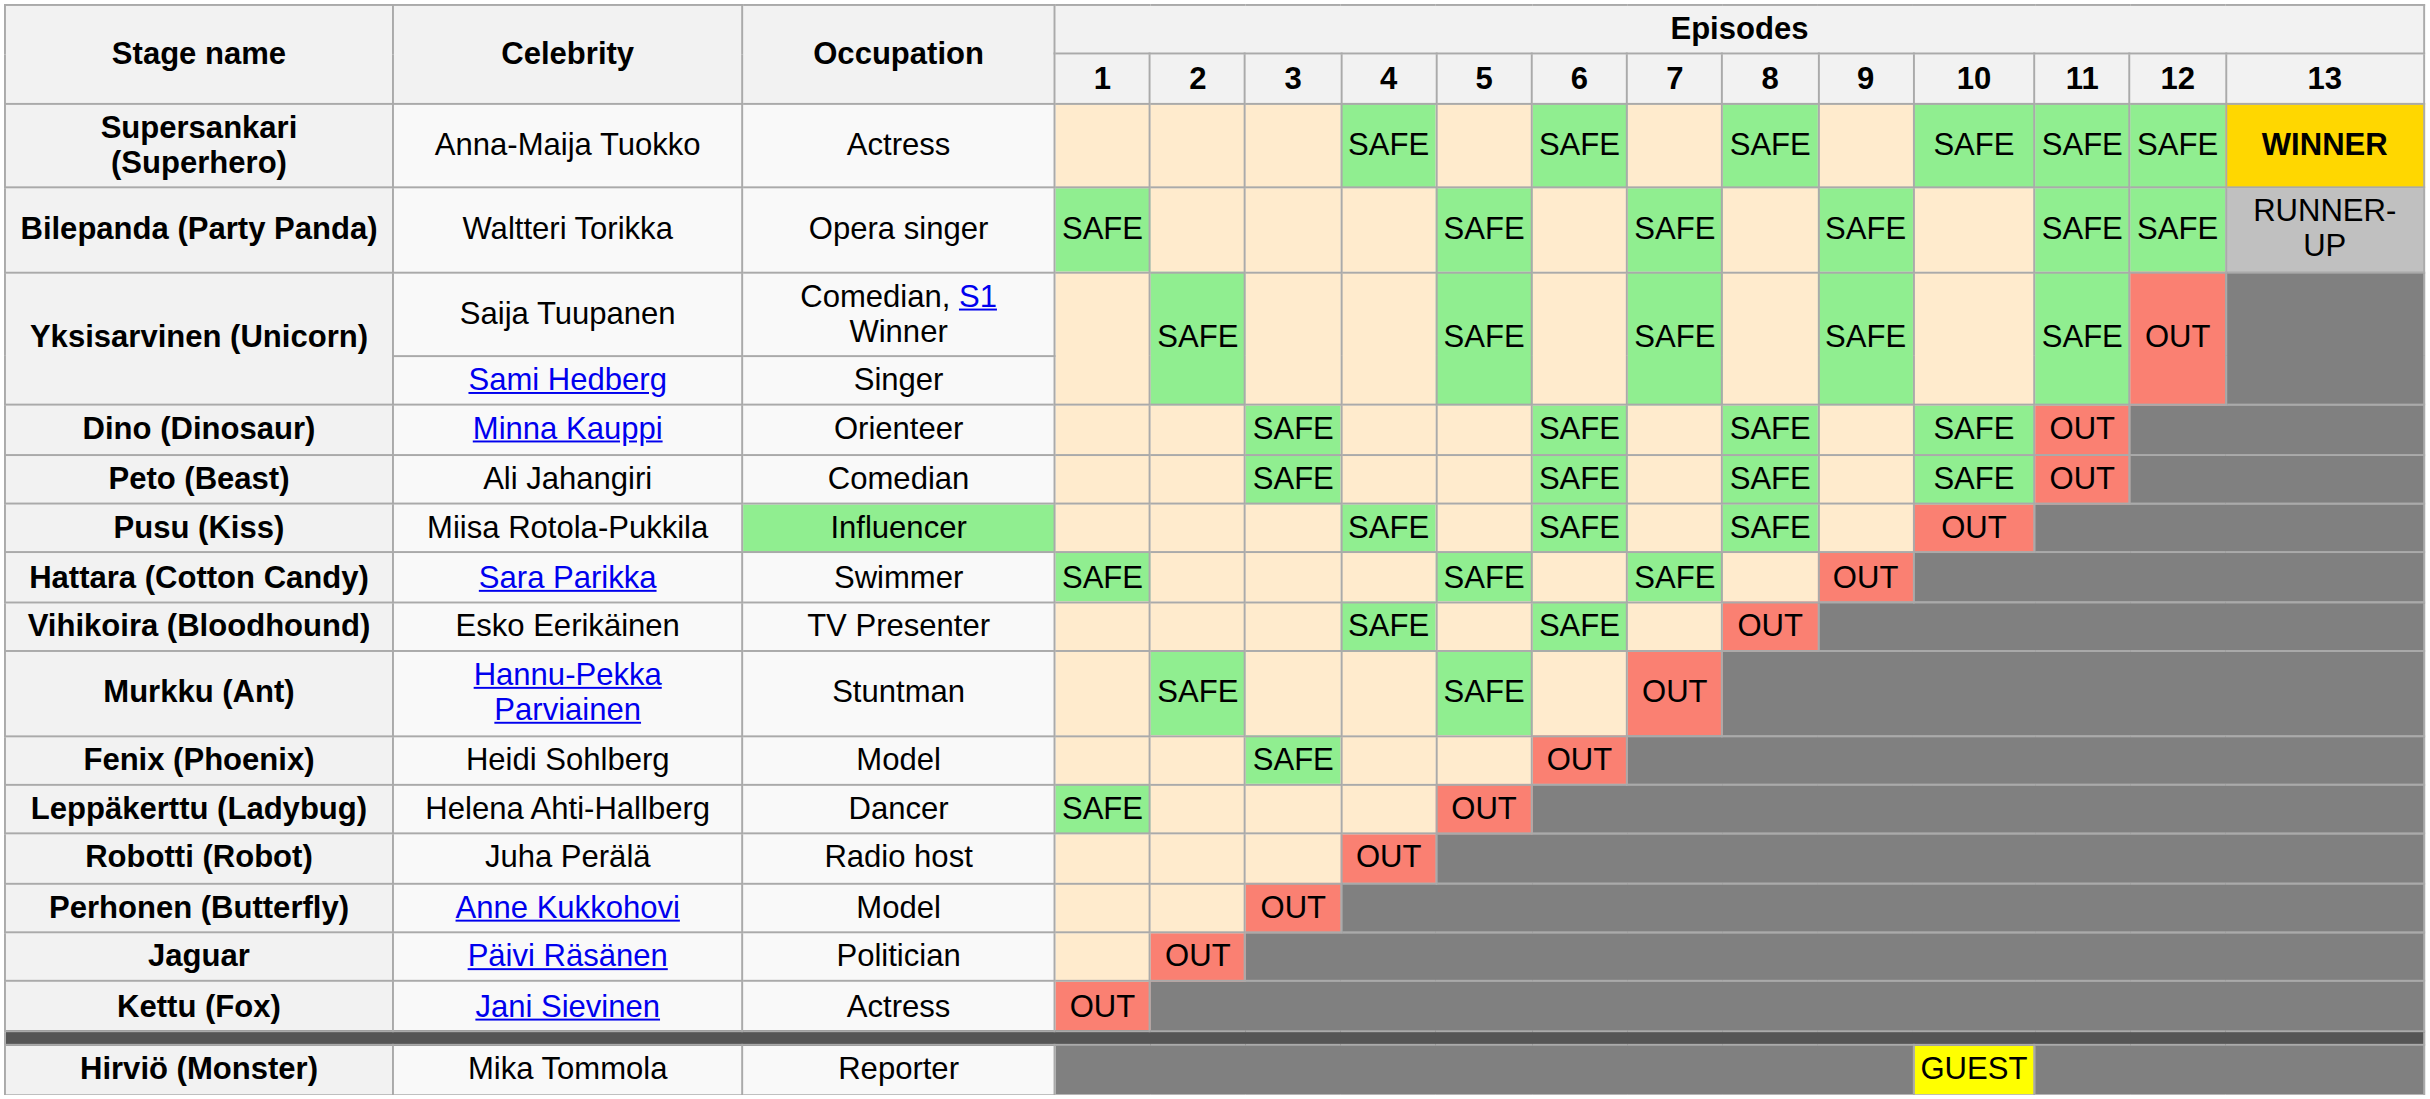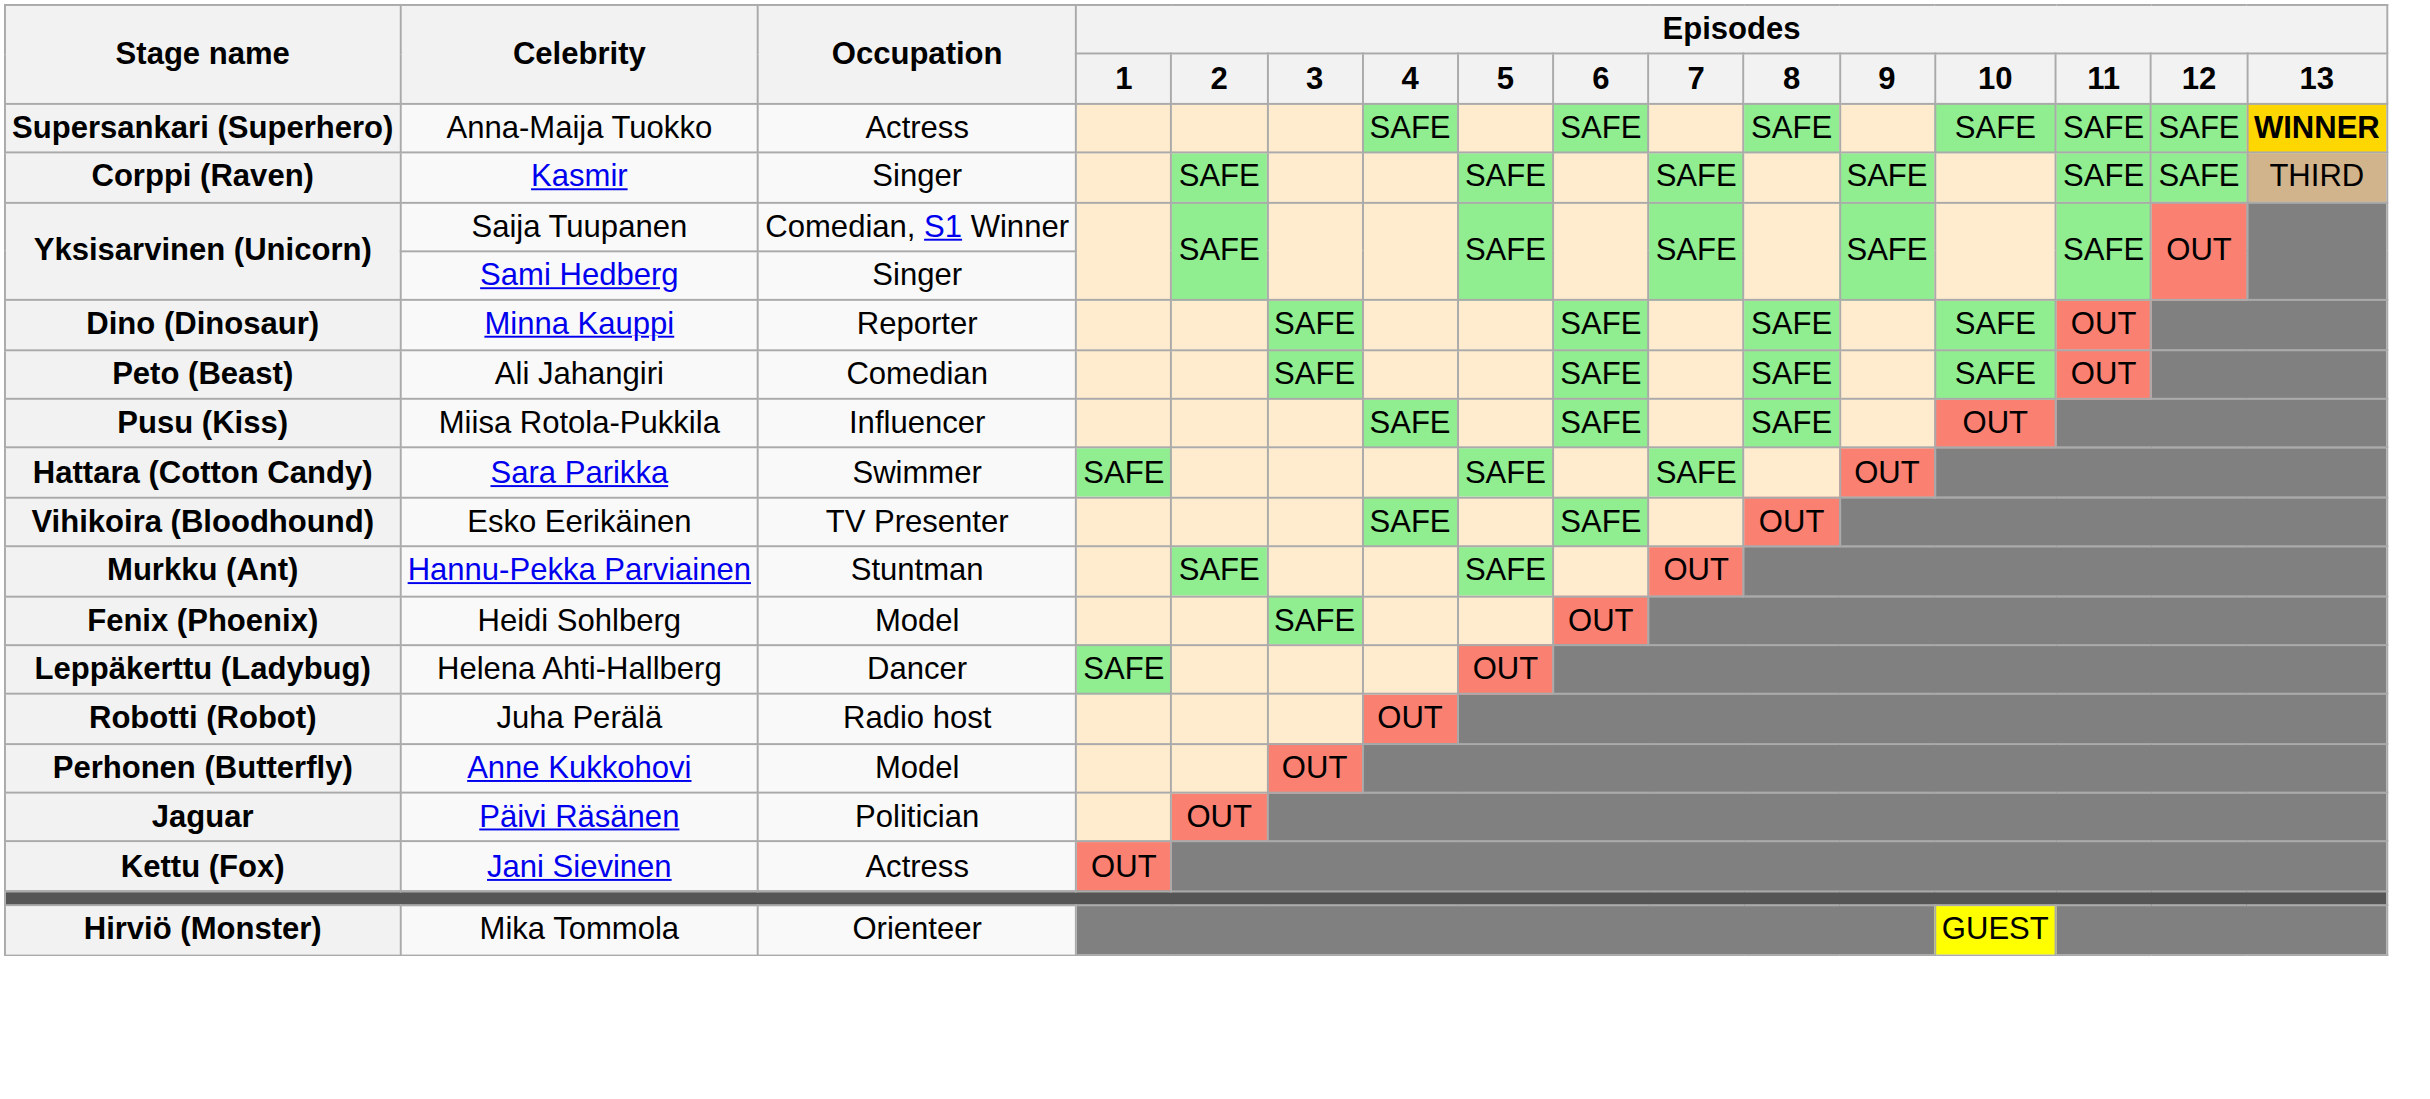- row: (199, 229)
+ row: (203, 176)
(899, 429) Orienteer -> (917, 324) Reporter
(899, 527) lightgreen background -> (917, 422) no background
(899, 1069) Reporter -> (917, 929) Orienteer
